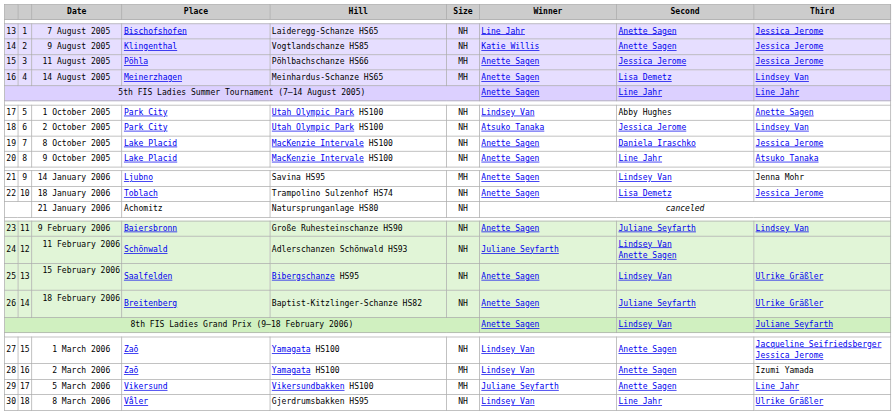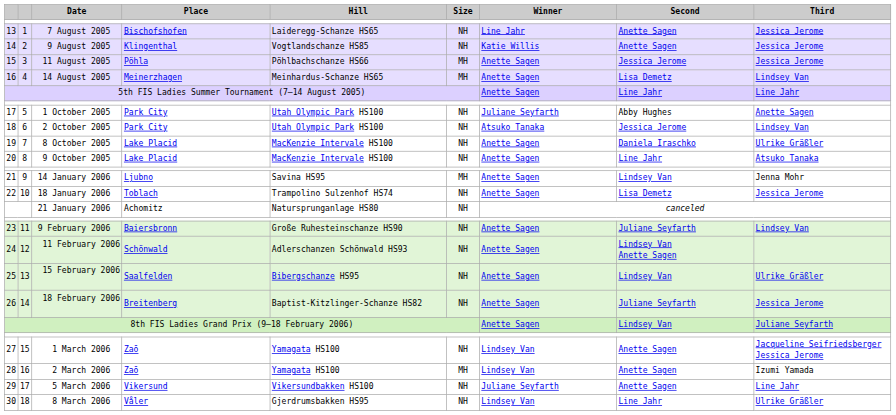(508, 113) Lindsey Van -> (520, 113) Juliane Seyfarth
(790, 143) Jessica Jerome -> (790, 143) Ulrike Gräßler
(520, 250) Juliane Seyfarth -> (510, 250) Anette Sagen
(790, 304) Ulrike Gräßler -> (790, 304) Jessica Jerome
(463, 387) MH -> (463, 387) NH
